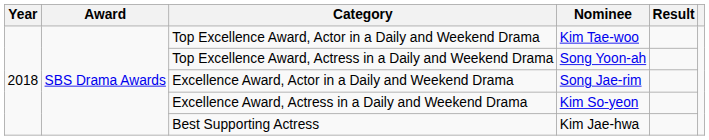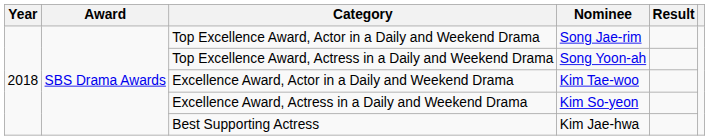(599, 37) Kim Tae-woo -> (601, 37) Song Jae-rim
(601, 80) Song Jae-rim -> (599, 80) Kim Tae-woo
